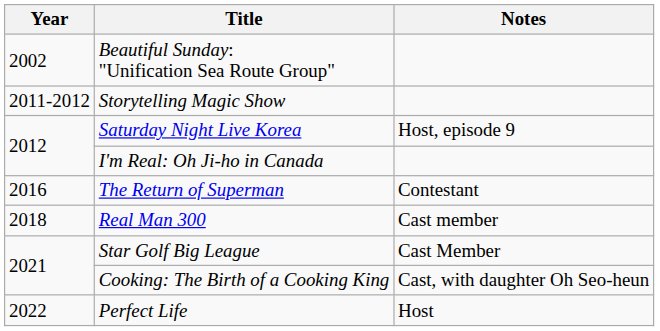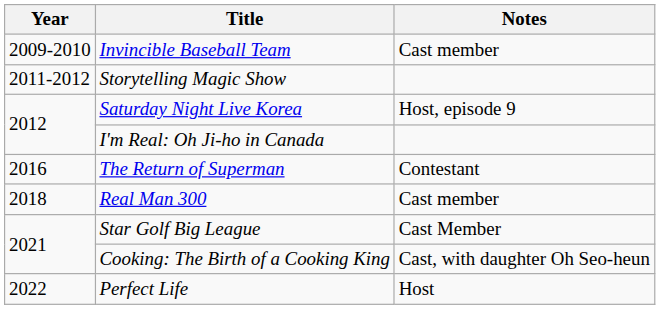- row: (217, 60)
+ row: (195, 49)
